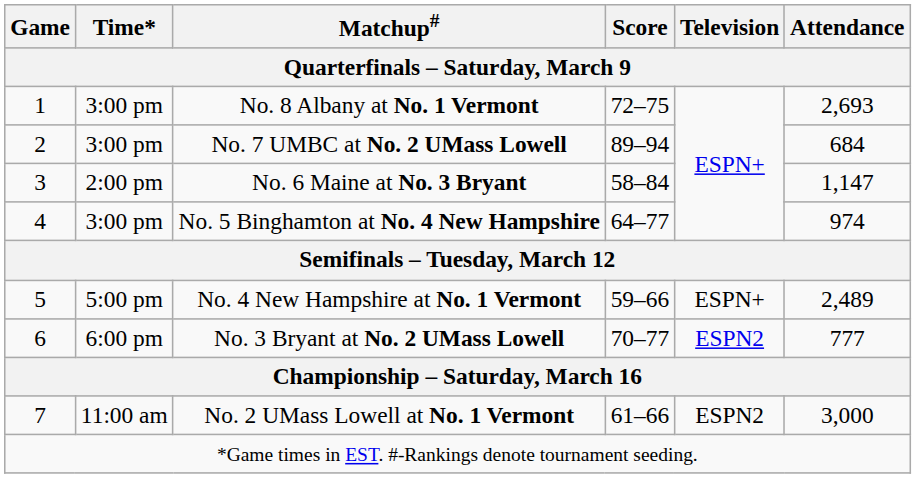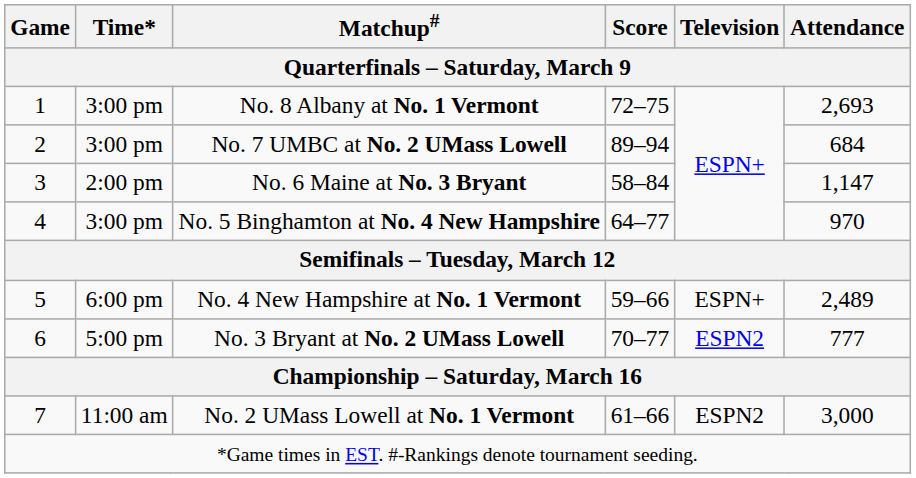(847, 221) 974 -> (847, 221) 970
(124, 298) 5:00 pm -> (124, 298) 6:00 pm
(124, 337) 6:00 pm -> (124, 337) 5:00 pm
